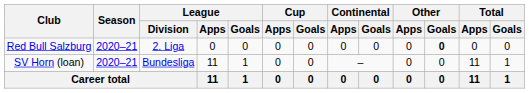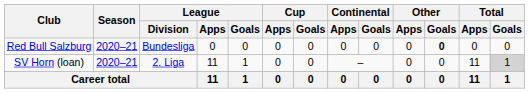(168, 46) 2. Liga -> (168, 46) Bundesliga
(168, 63) Bundesliga -> (168, 63) 2. Liga
(507, 63) no background -> (507, 63) lightgrey background
